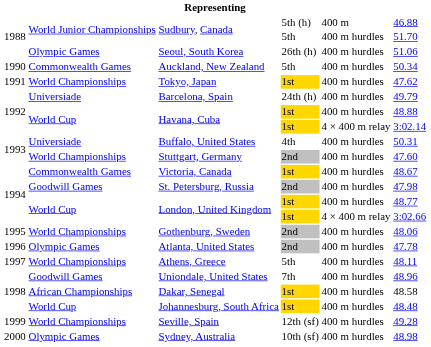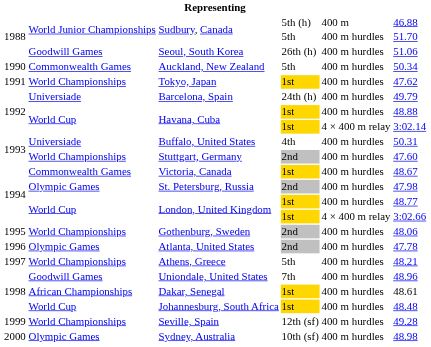(64, 52) Olympic Games -> (66, 52) Goodwill Games
(66, 186) Goodwill Games -> (64, 186) Olympic Games
(405, 261) 48.11 -> (405, 261) 48.21
(405, 291) 48.58 -> (405, 291) 48.61
